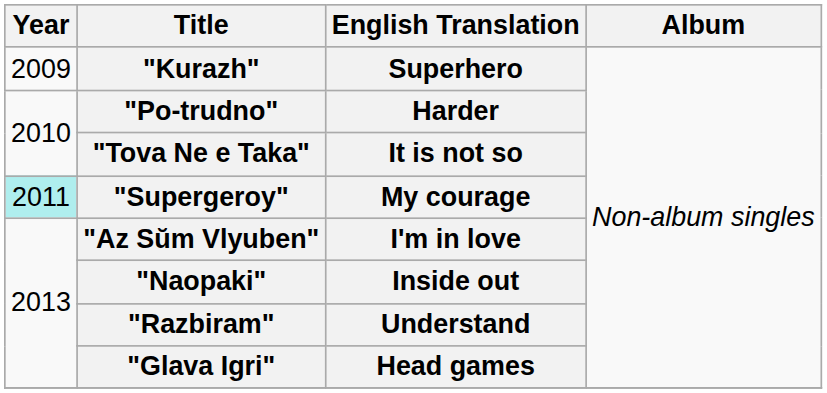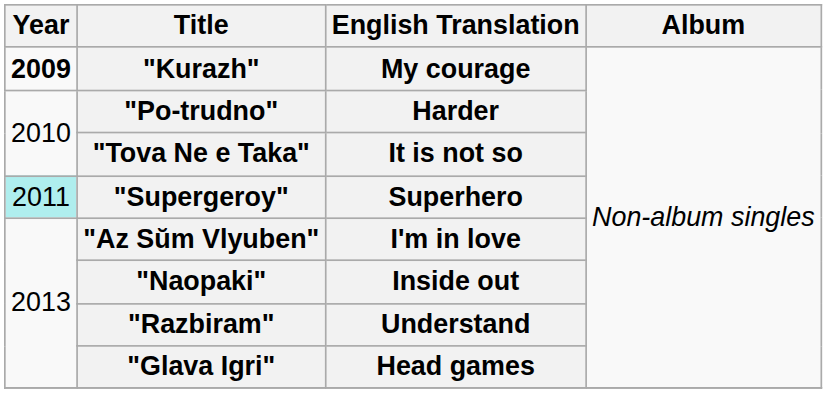(41, 68) normal -> (41, 68) bold
(456, 68) Superhero -> (456, 68) My courage
(456, 196) My courage -> (456, 196) Superhero
